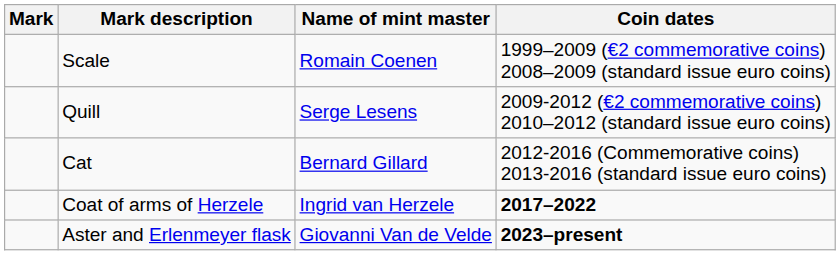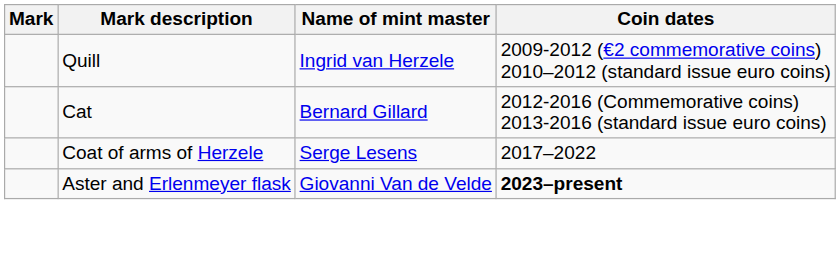- row: (86, 60)
(358, 112) Serge Lesens -> (377, 60) Ingrid van Herzele
(377, 204) Ingrid van Herzele -> (358, 153) Serge Lesens
(548, 204) bold -> (548, 153) normal
